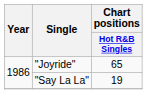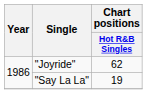(117, 64) 65 -> (117, 64) 62
